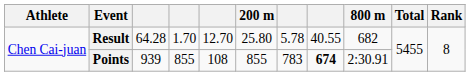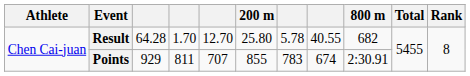(151, 60) 939 -> (151, 60) 929
(184, 60) 855 -> (184, 60) 811
(218, 60) 108 -> (218, 60) 707
(326, 60) bold -> (326, 60) normal
